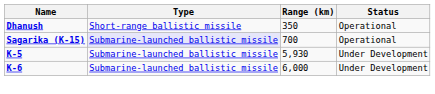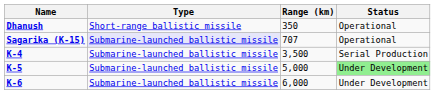(290, 40) 700 -> (290, 40) 707
+ row: (14, 54)
(295, 54) 5,930 -> (295, 68) 5,000
(383, 54) no background -> (383, 68) lightgreen background
